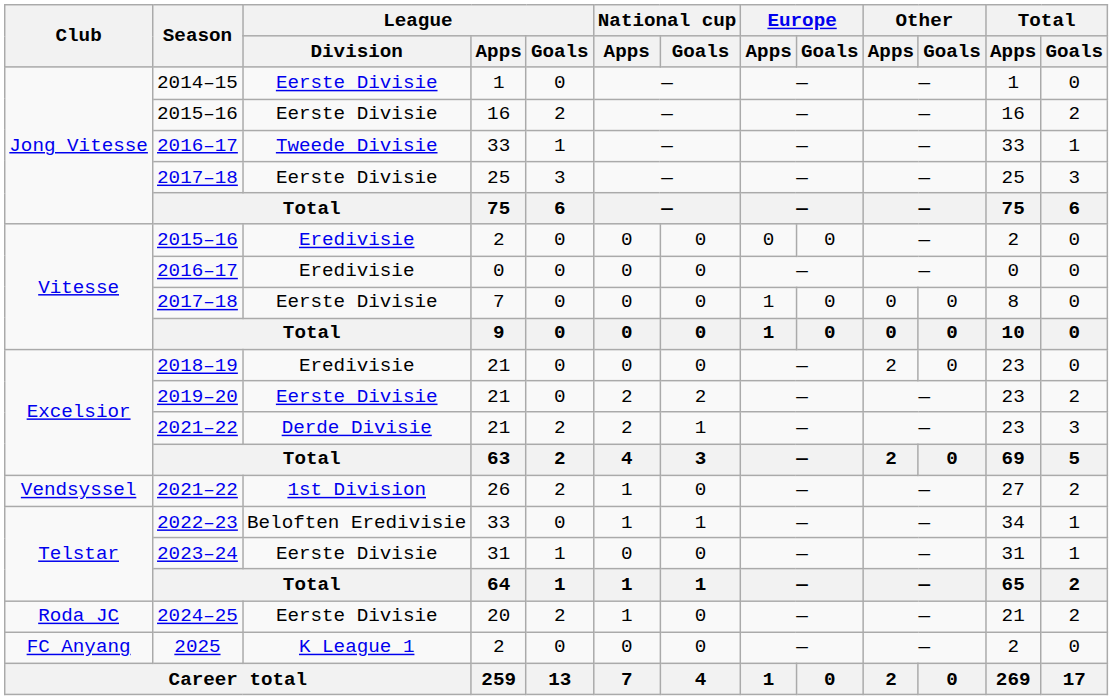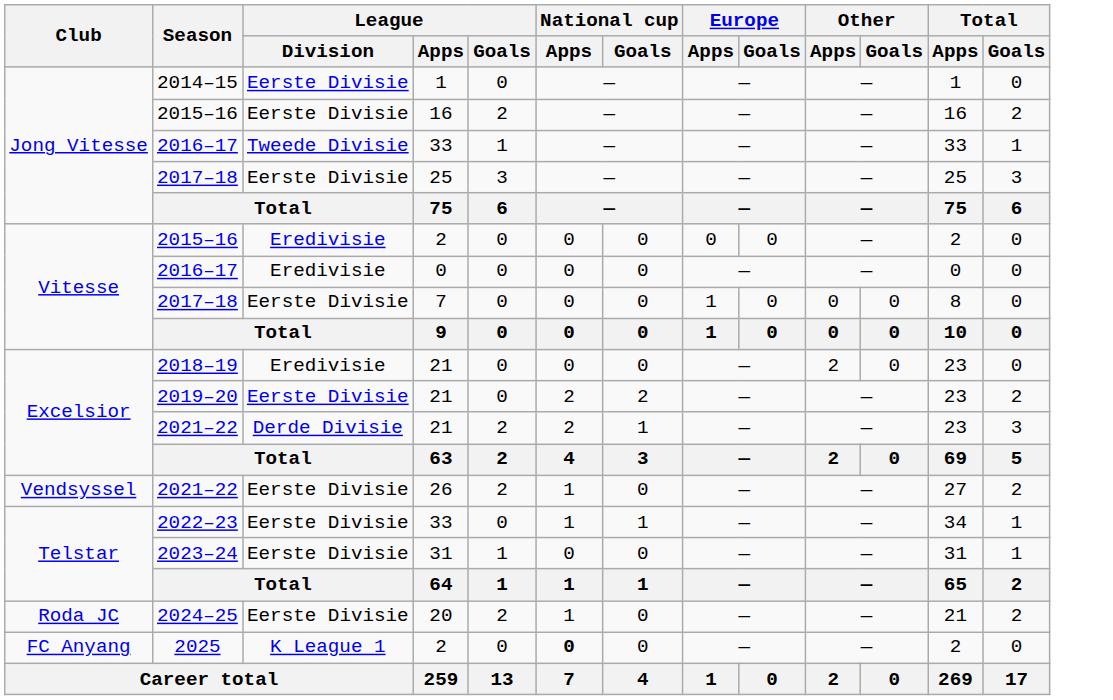(357, 491) 1st Division -> (328, 491) Eerste Divisie
(357, 522) Beloften Eredivisie -> (328, 522) Eerste Divisie
(627, 648) normal -> (569, 648) bold
